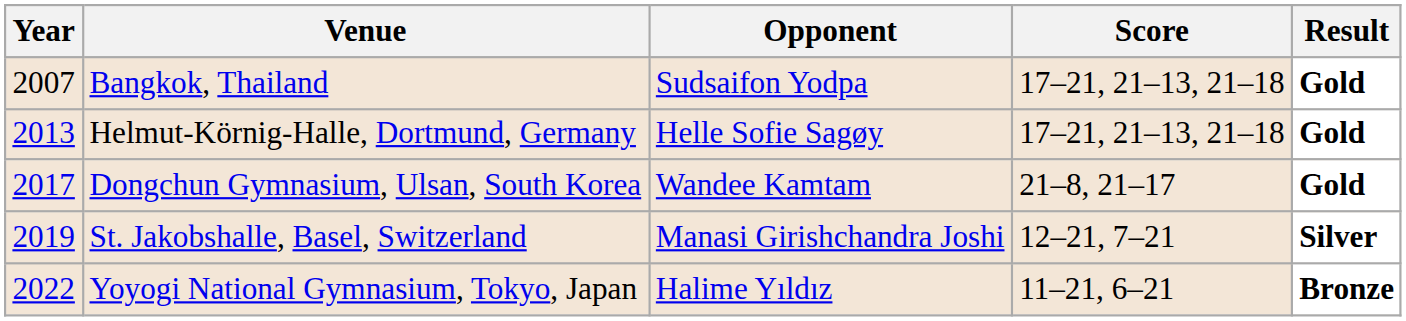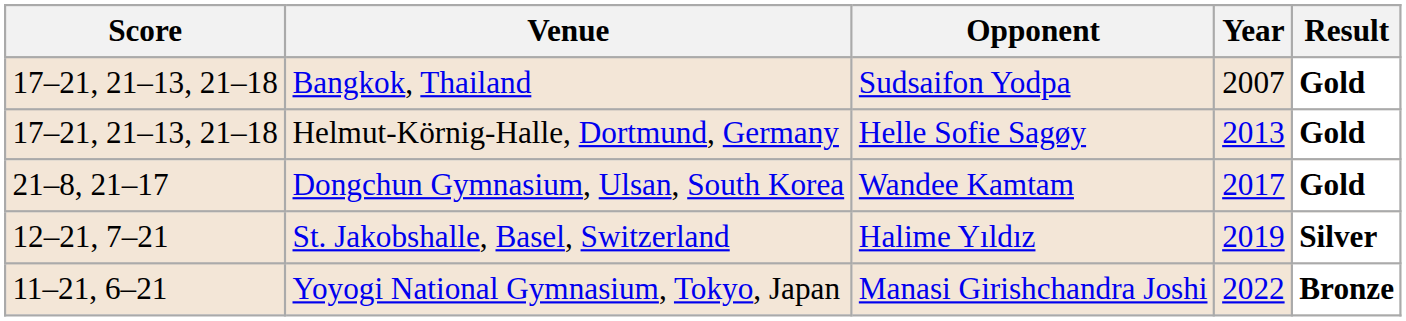columns swapped: (44, 30) <-> (1152, 30)
(830, 236) Manasi Girishchandra Joshi -> (947, 236) Halime Yıldız
(744, 288) Halime Yıldız -> (1033, 288) Manasi Girishchandra Joshi
